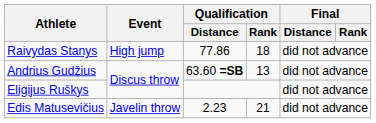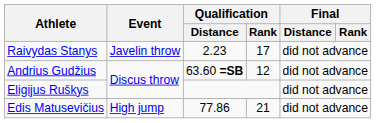(137, 52) High jump -> (145, 52) Javelin throw
(215, 52) 77.86 -> (215, 52) 2.23
(263, 52) 18 -> (263, 52) 17
(263, 71) 13 -> (263, 71) 12
(145, 109) Javelin throw -> (137, 109) High jump
(215, 109) 2.23 -> (215, 109) 77.86
